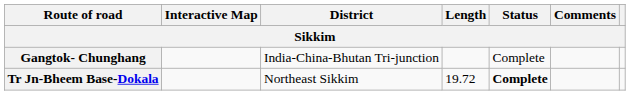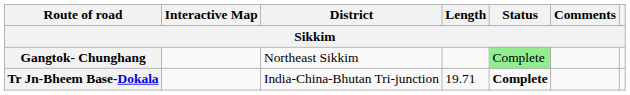(351, 57) India-China-Bhutan Tri-junction -> (311, 57) Northeast Sikkim
(519, 57) no background -> (519, 57) lightgreen background
(311, 79) Northeast Sikkim -> (351, 79) India-China-Bhutan Tri-junction
(460, 79) 19.72 -> (460, 79) 19.71
